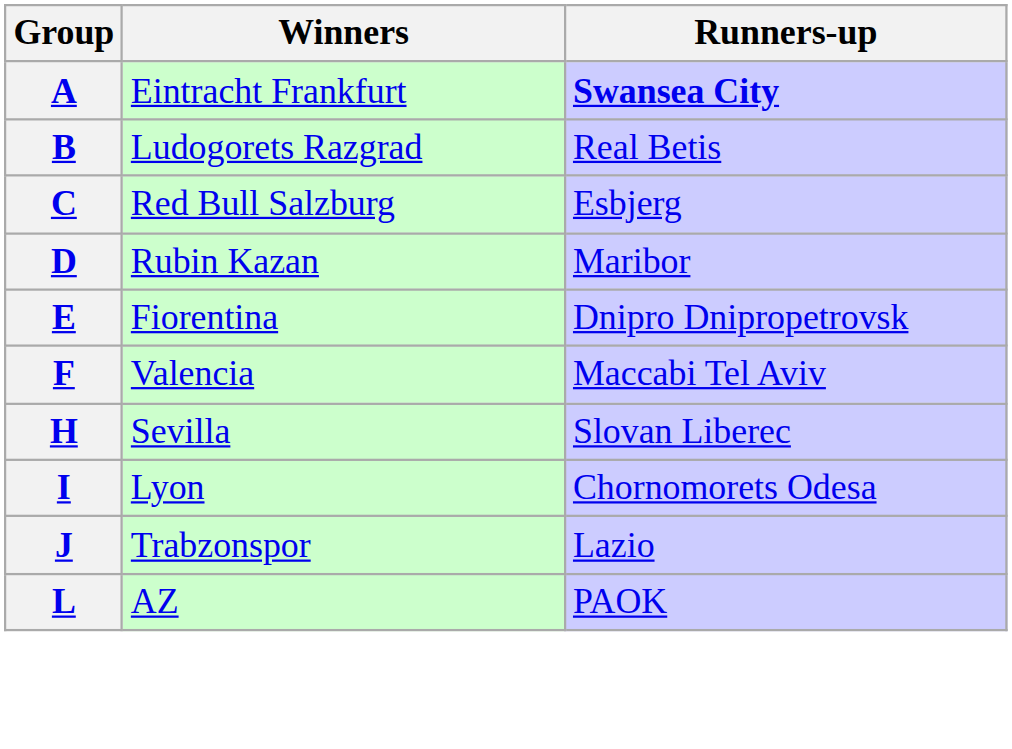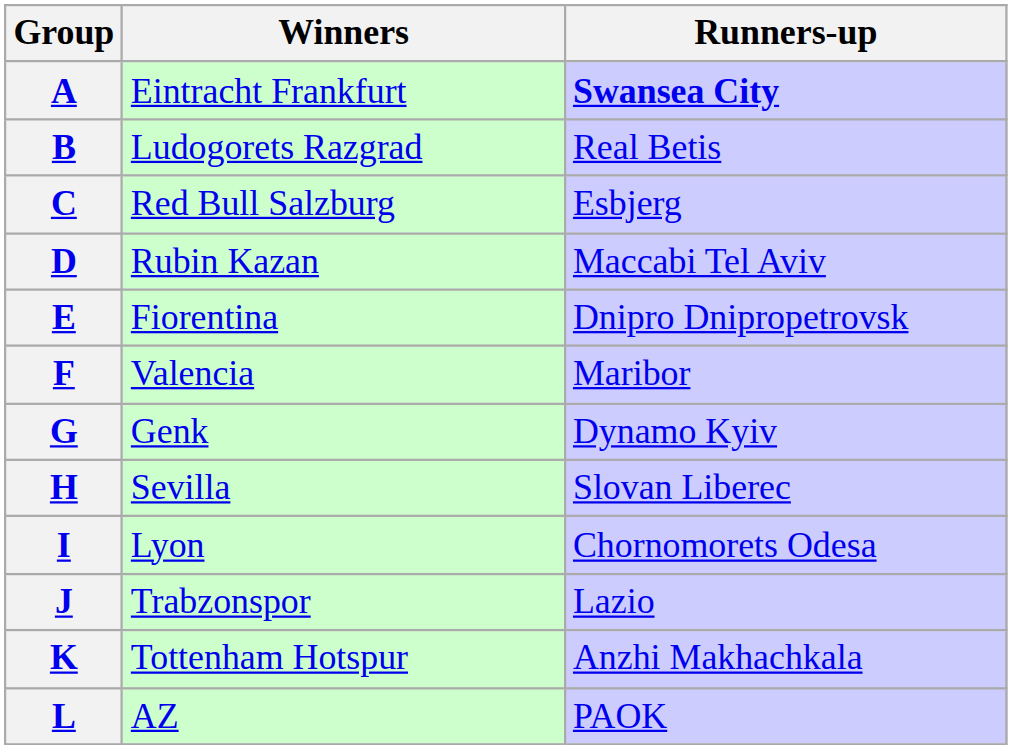(632, 260) Maribor -> (699, 260) Maccabi Tel Aviv
(699, 373) Maccabi Tel Aviv -> (632, 373) Maribor
+ row: (64, 430)
+ row: (64, 658)
